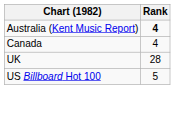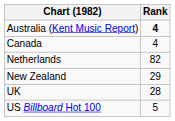+ row: (34, 60)
+ row: (36, 76)
